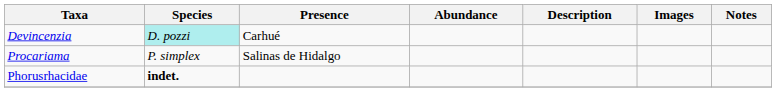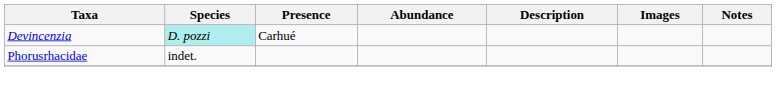- row: (38, 55)
(163, 76) bold -> (182, 55) normal
